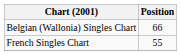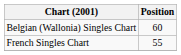(157, 27) 66 -> (157, 27) 60
